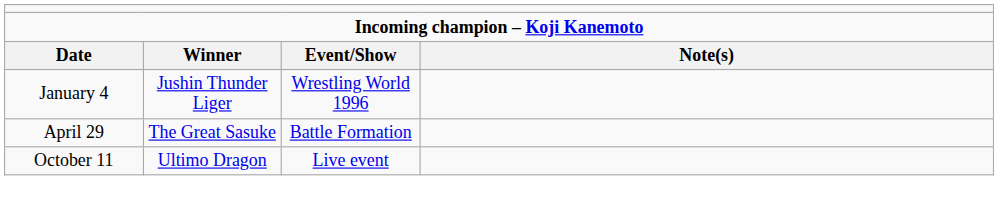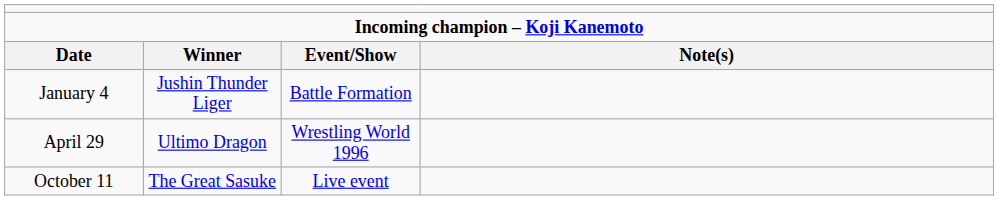(351, 93) Wrestling World 1996 -> (351, 93) Battle Formation
(212, 132) The Great Sasuke -> (212, 142) Ultimo Dragon
(351, 132) Battle Formation -> (351, 142) Wrestling World 1996
(212, 160) Ultimo Dragon -> (212, 180) The Great Sasuke
